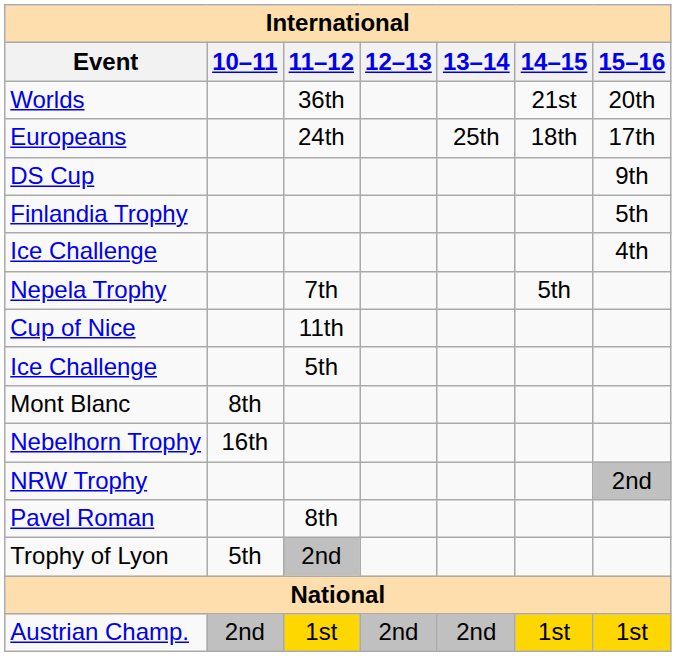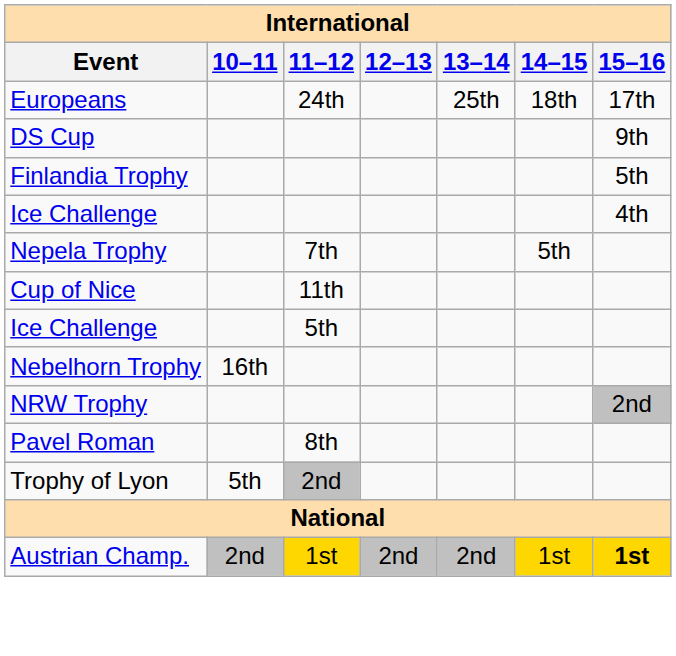- row: (47, 99)
- row: (70, 404)
(632, 632) normal -> (632, 556) bold
